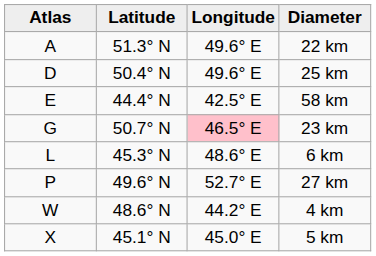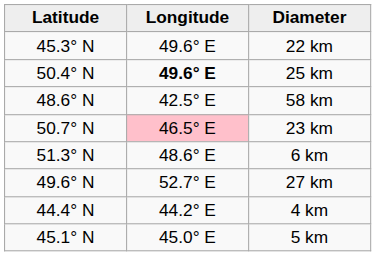- column: (50, 18)
(142, 45) 51.3° N -> (66, 45) 45.3° N
(233, 73) normal -> (187, 73) bold
(142, 100) 44.4° N -> (66, 100) 48.6° N
(142, 155) 45.3° N -> (66, 155) 51.3° N
(142, 210) 48.6° N -> (66, 210) 44.4° N
